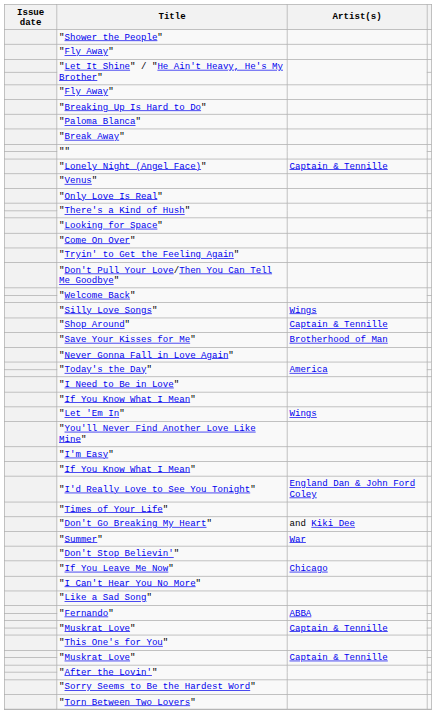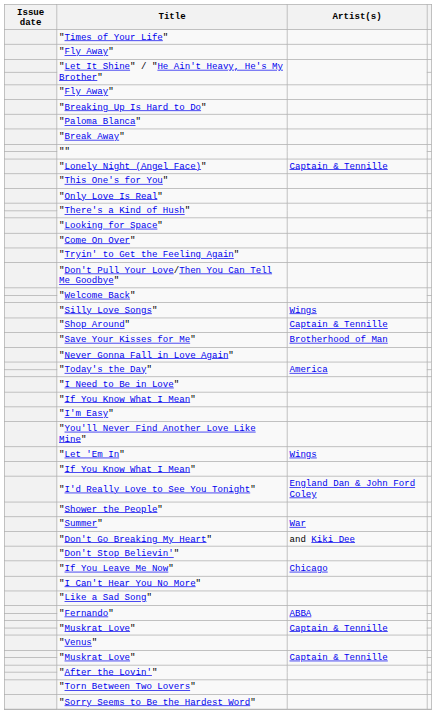rows swapped: (114, 509) <-> (111, 37)
rows swapped: (78, 181) <-> (114, 643)
rows swapped: (86, 454) <-> (92, 414)
rows swapped: (81, 539) <-> (136, 524)
rows swapped: (157, 687) <-> (127, 702)
